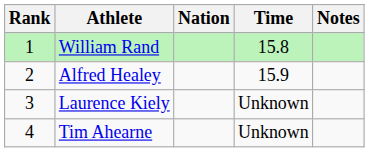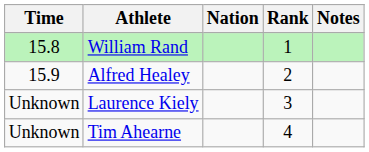columns swapped: (30, 18) <-> (273, 18)
